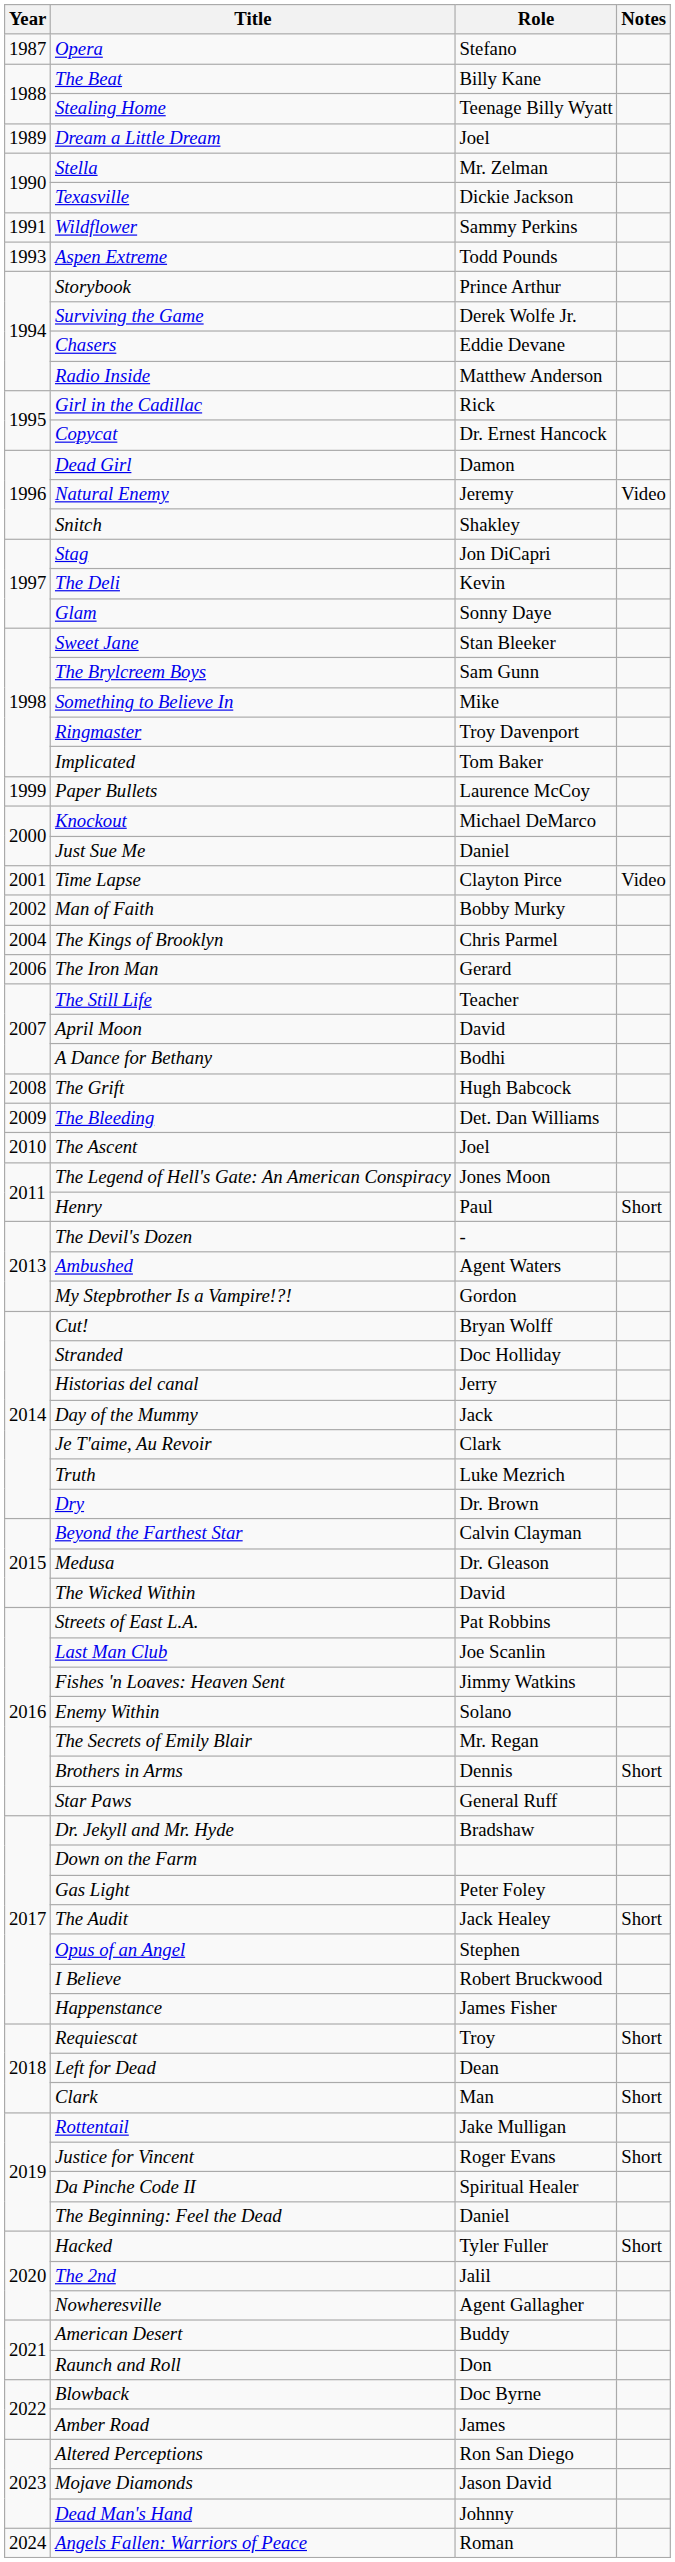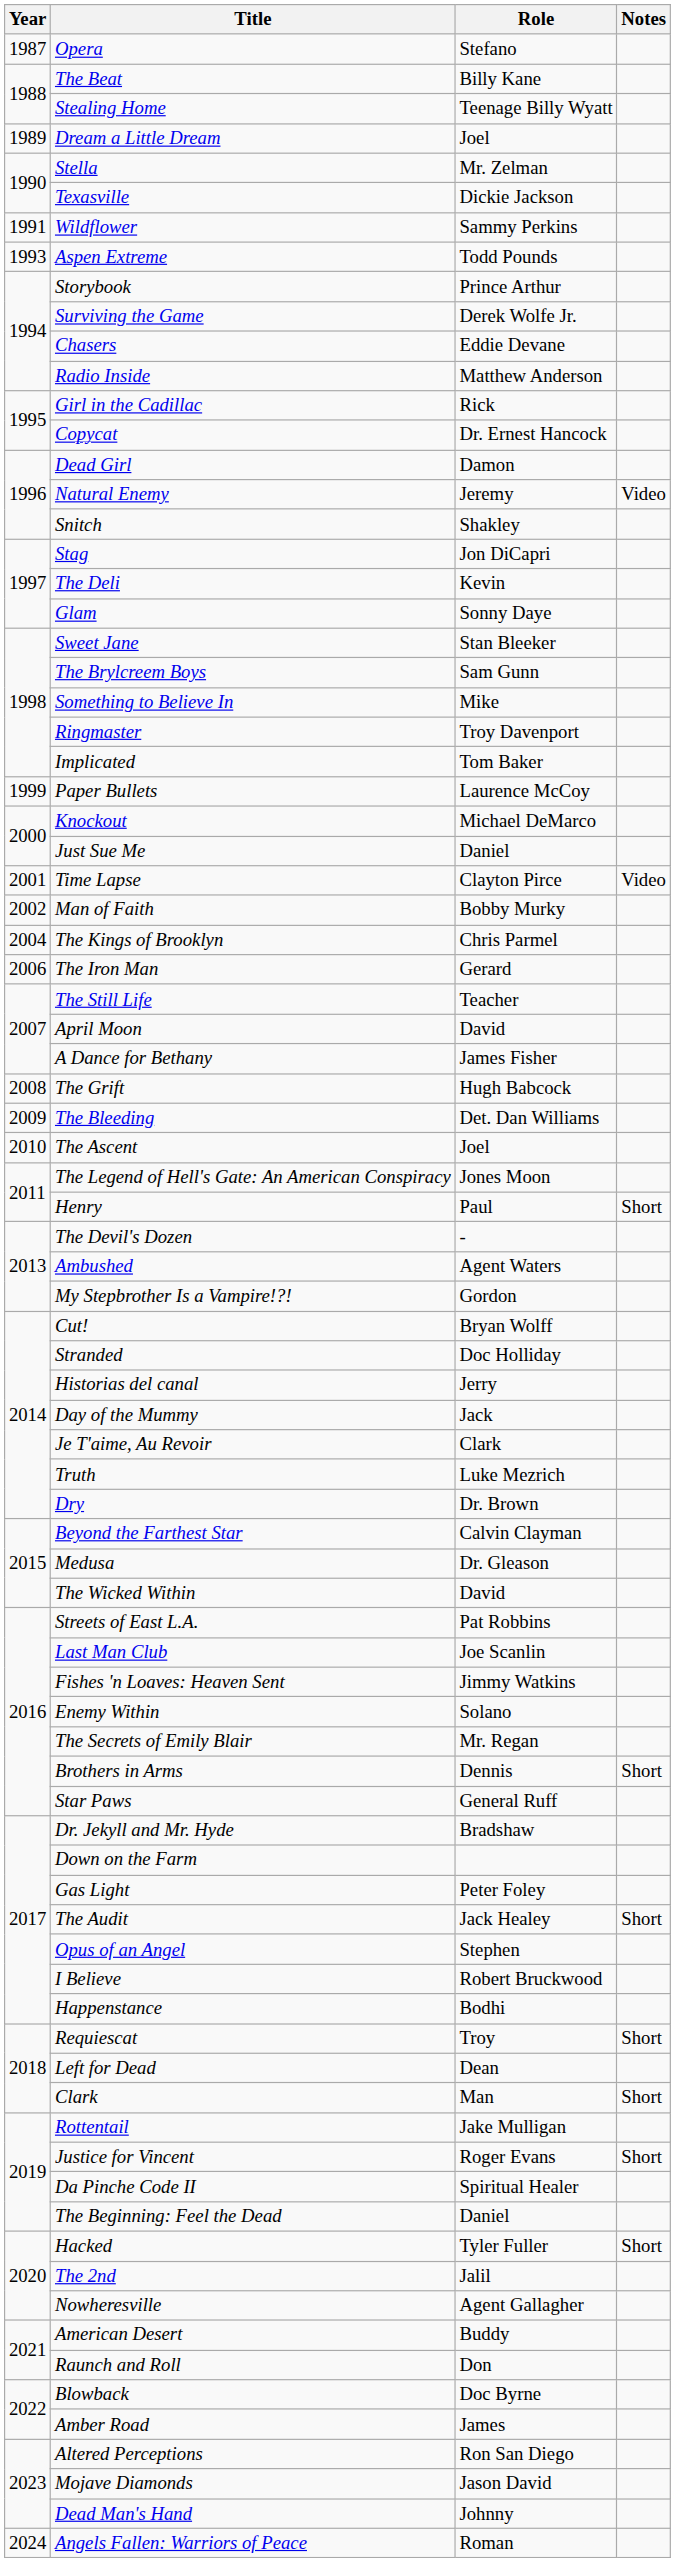(482, 1058) Bodhi -> (508, 1058) James Fisher
(508, 2008) James Fisher -> (482, 2008) Bodhi
